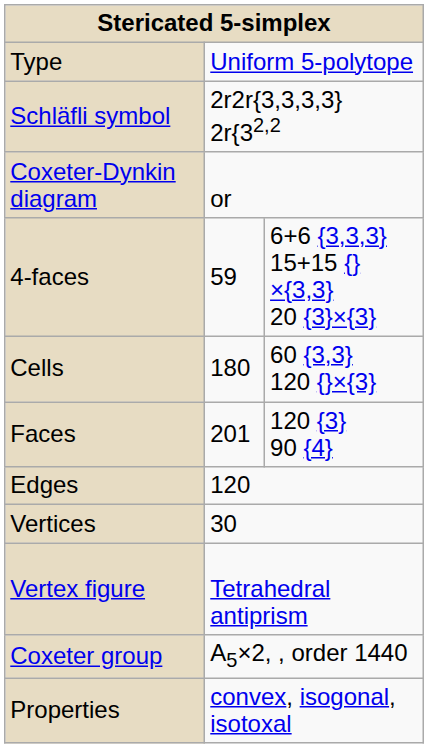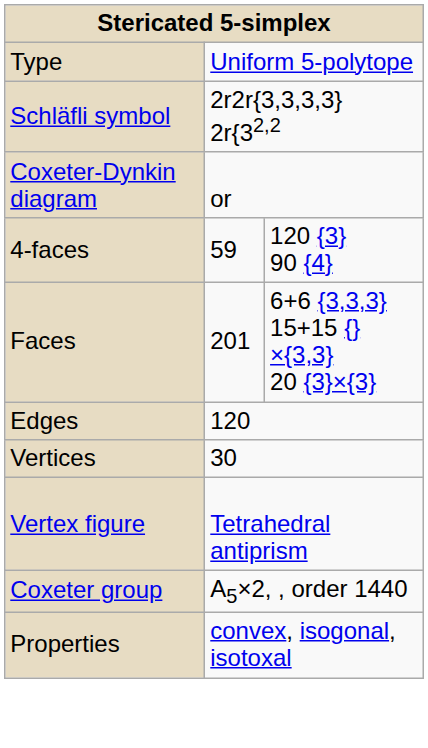(328, 276) 6+6 {3,3,3} 15+15 {}×{3,3} 20 {3}×{3} -> (308, 249) 120 {3} 90 {4}
- row: (37, 368)
(308, 433) 120 {3} 90 {4} -> (328, 341) 6+6 {3,3,3} 15+15 {}×{3,3} 20 {3}×{3}
